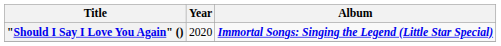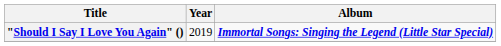(201, 32) 2020 -> (201, 32) 2019
